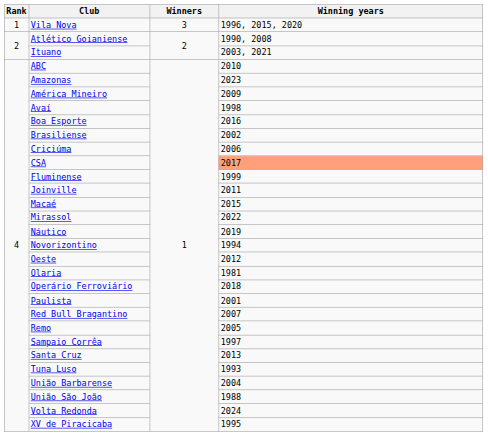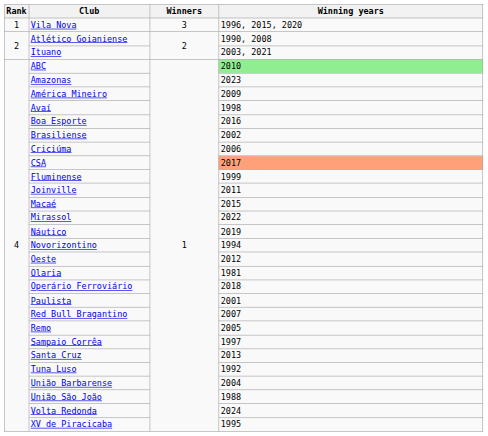(231, 66) no background -> (231, 66) lightgreen background
(231, 369) 1993 -> (231, 369) 1992
